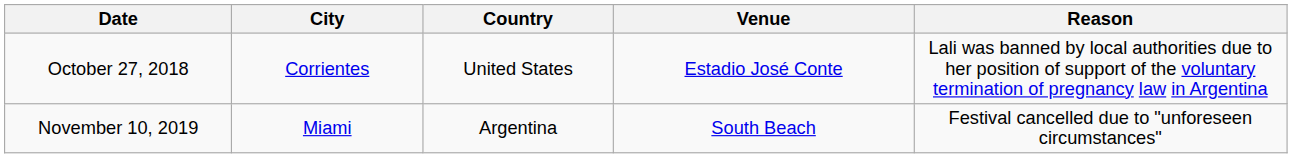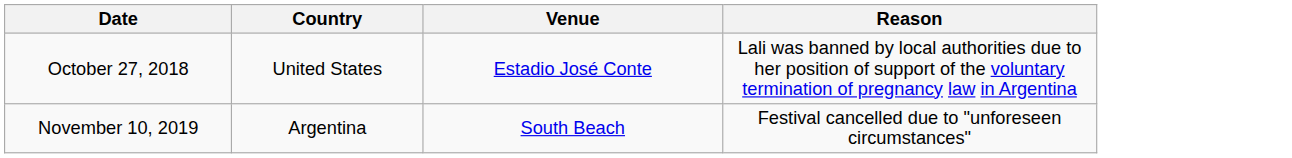- column: (327, 18)
